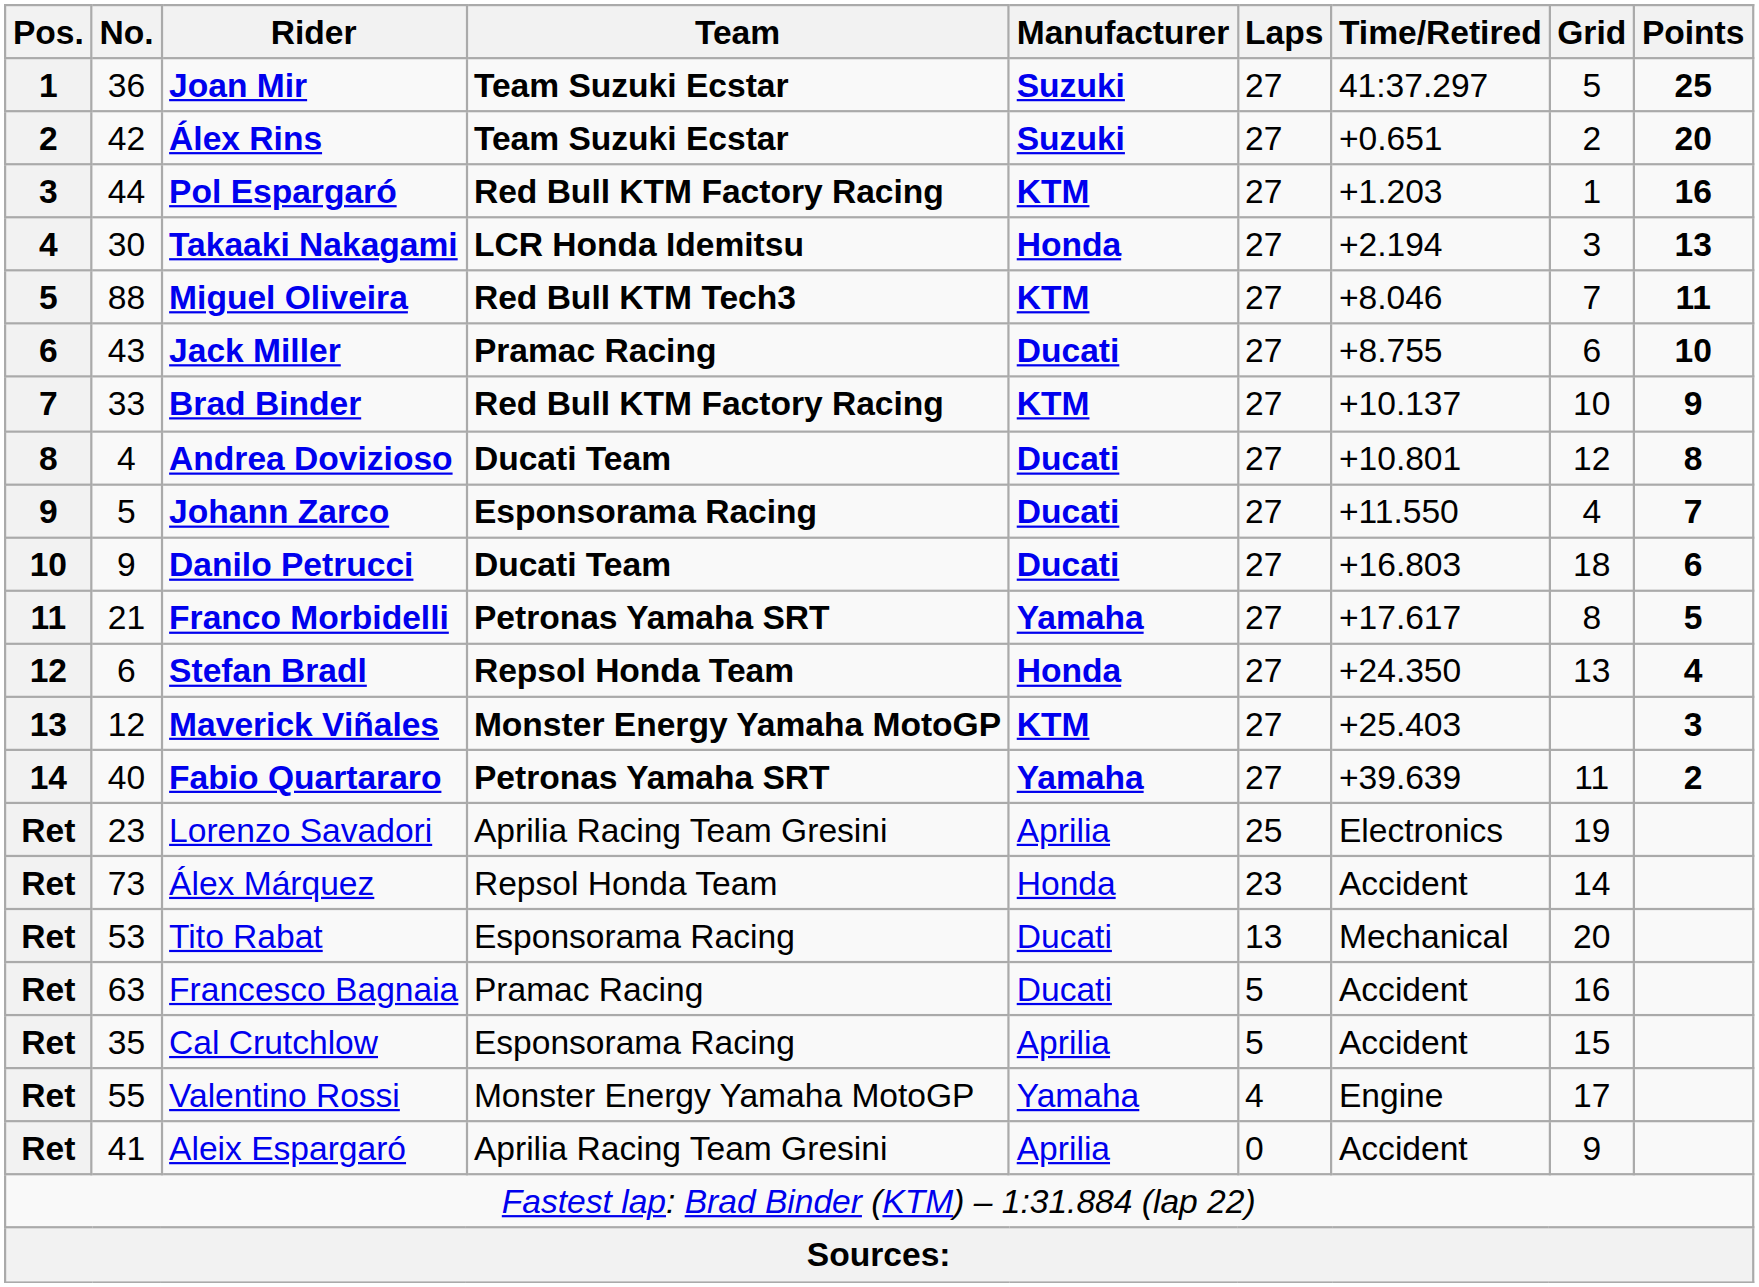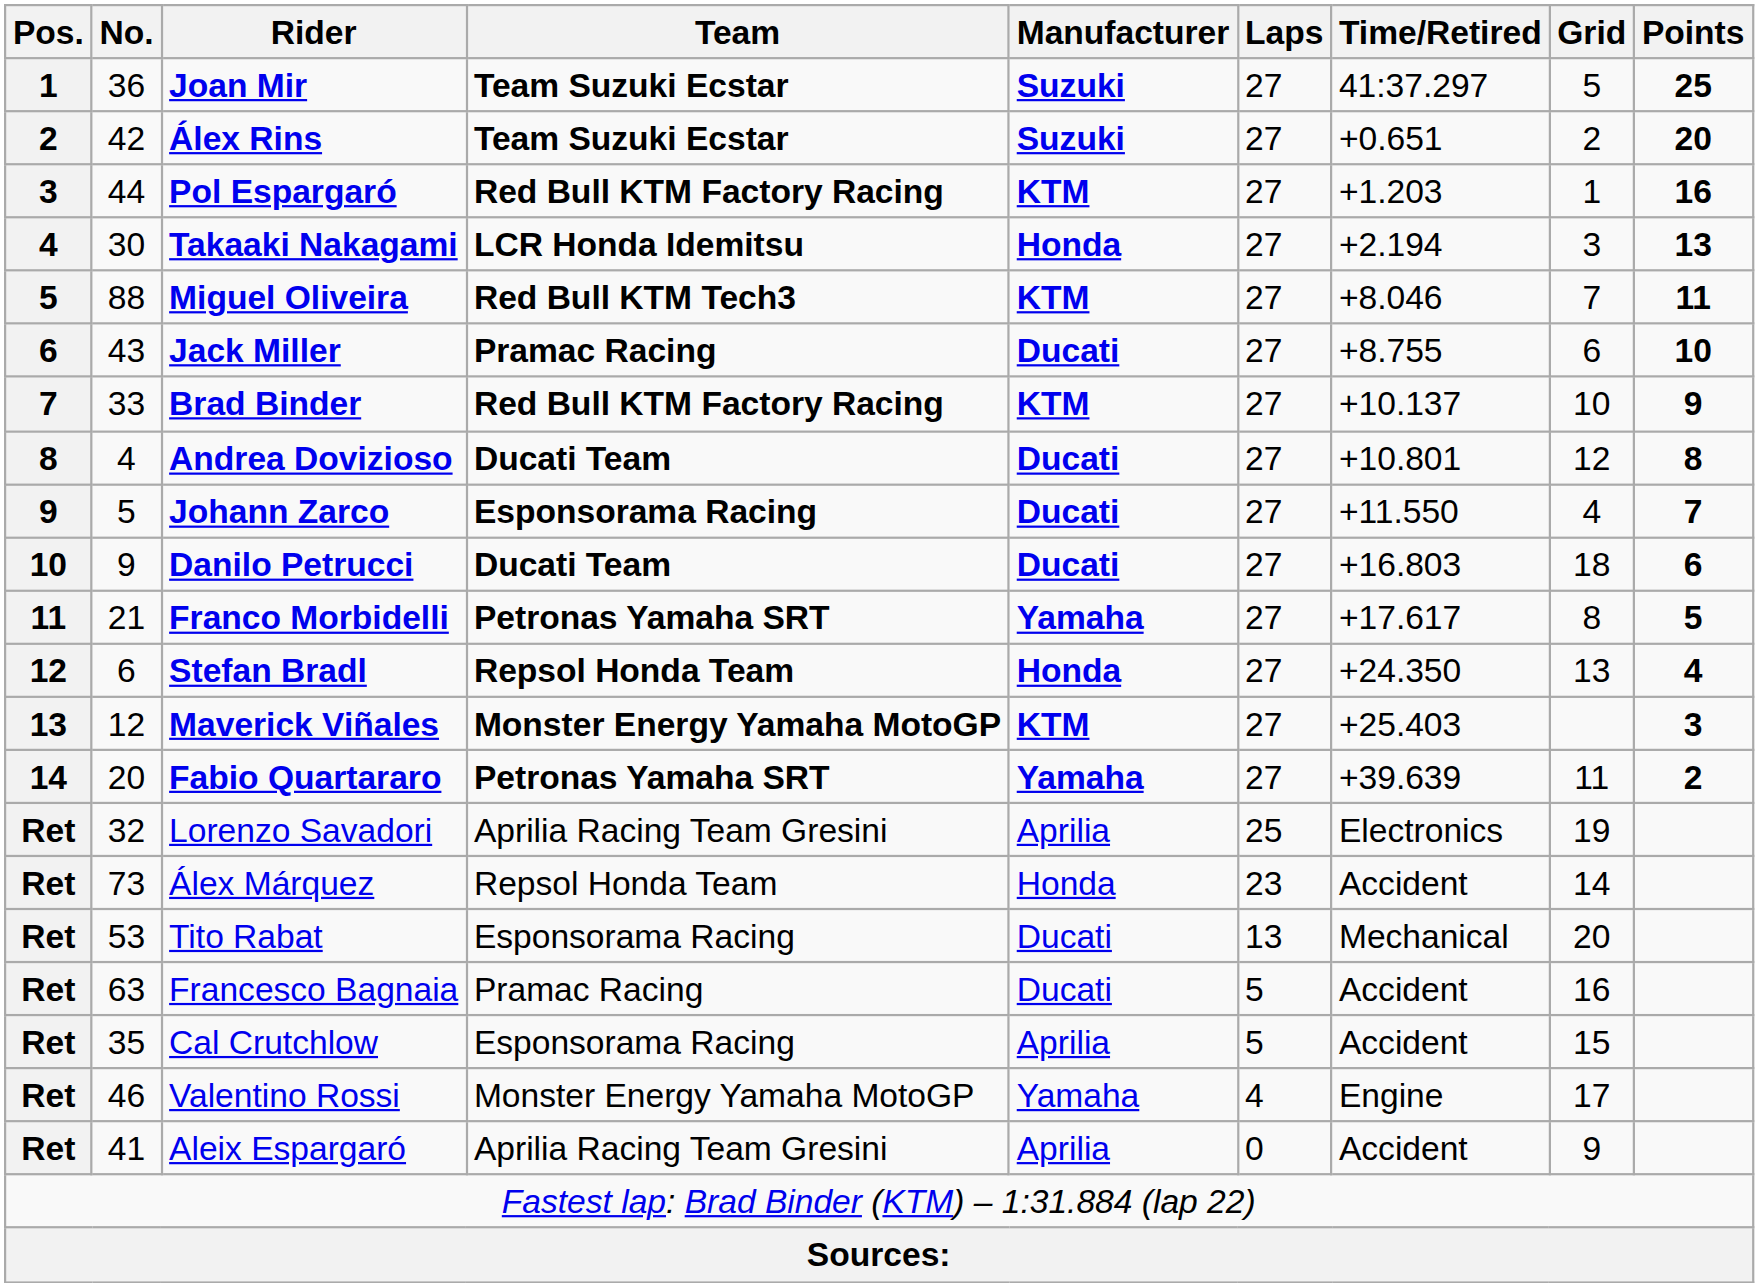(126, 776) 40 -> (126, 776) 20
(126, 830) 23 -> (126, 830) 32
(126, 1095) 55 -> (126, 1095) 46
